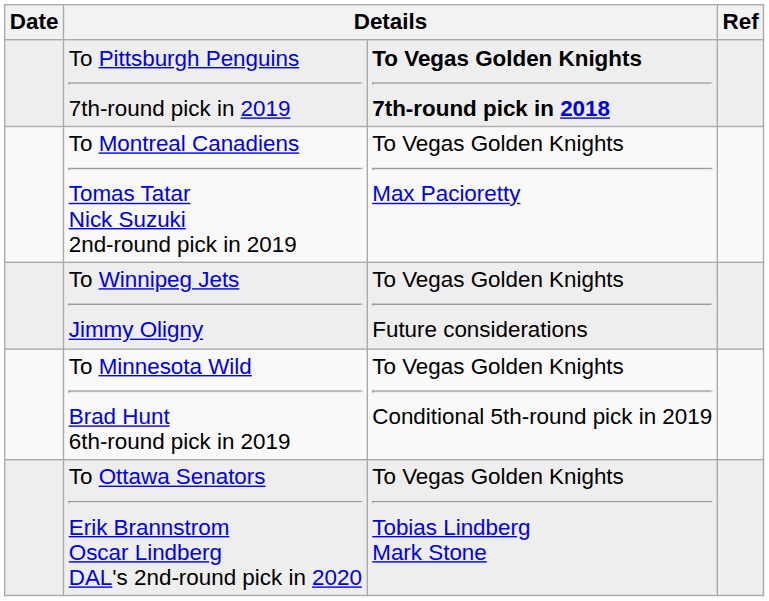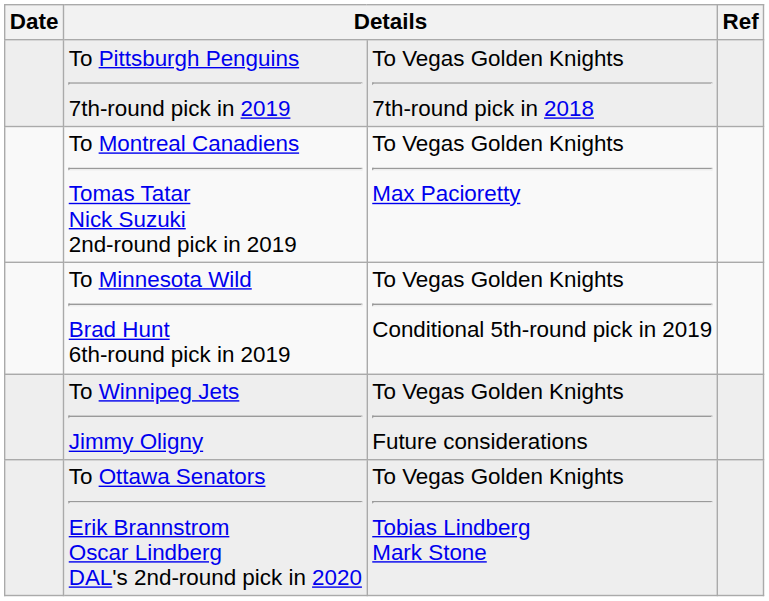(542, 82) bold -> (542, 82) normal
rows swapped: (215, 305) <-> (215, 403)
